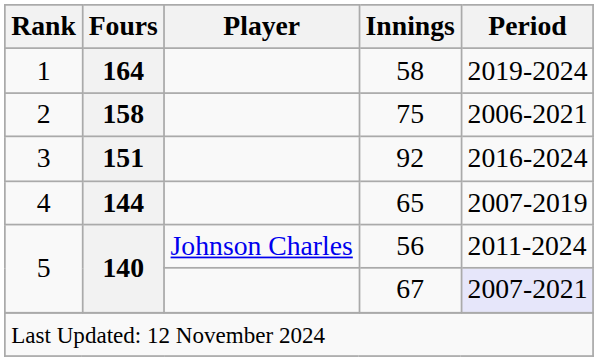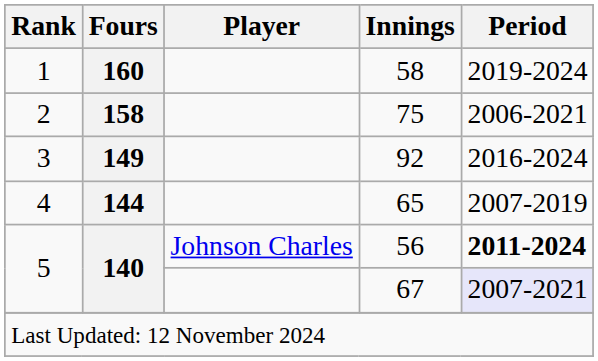(123, 70) 164 -> (123, 70) 160
(123, 158) 151 -> (123, 158) 149
(527, 245) normal -> (527, 245) bold
